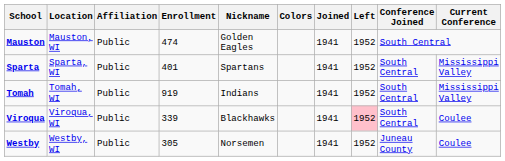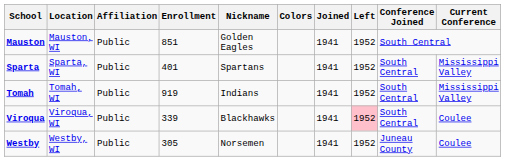(170, 42) 474 -> (170, 42) 851
